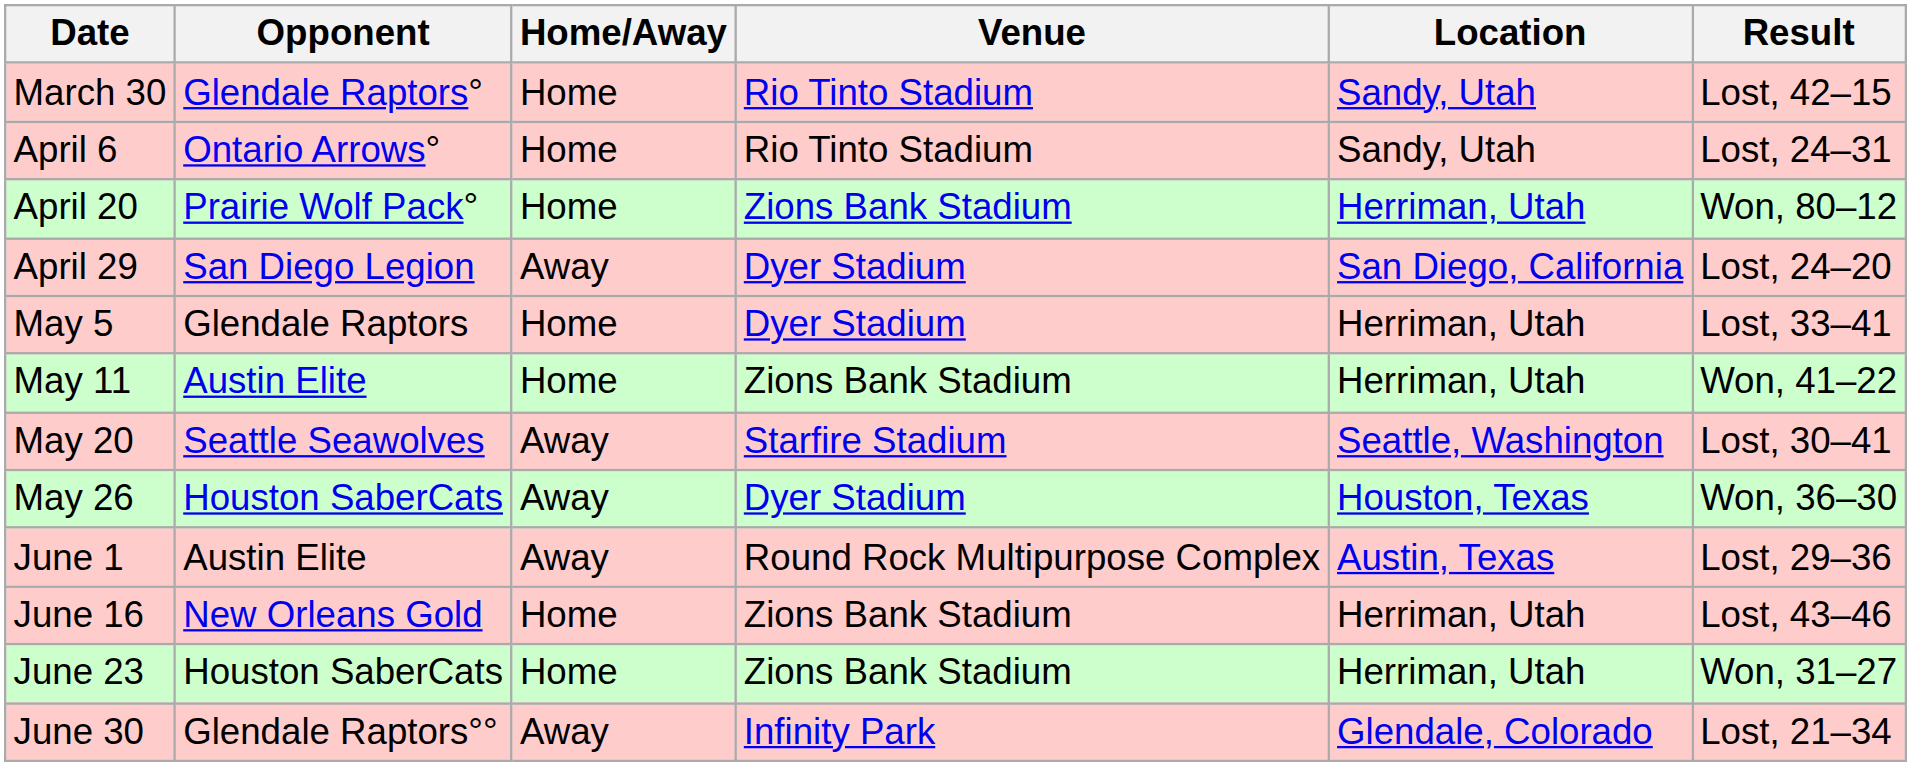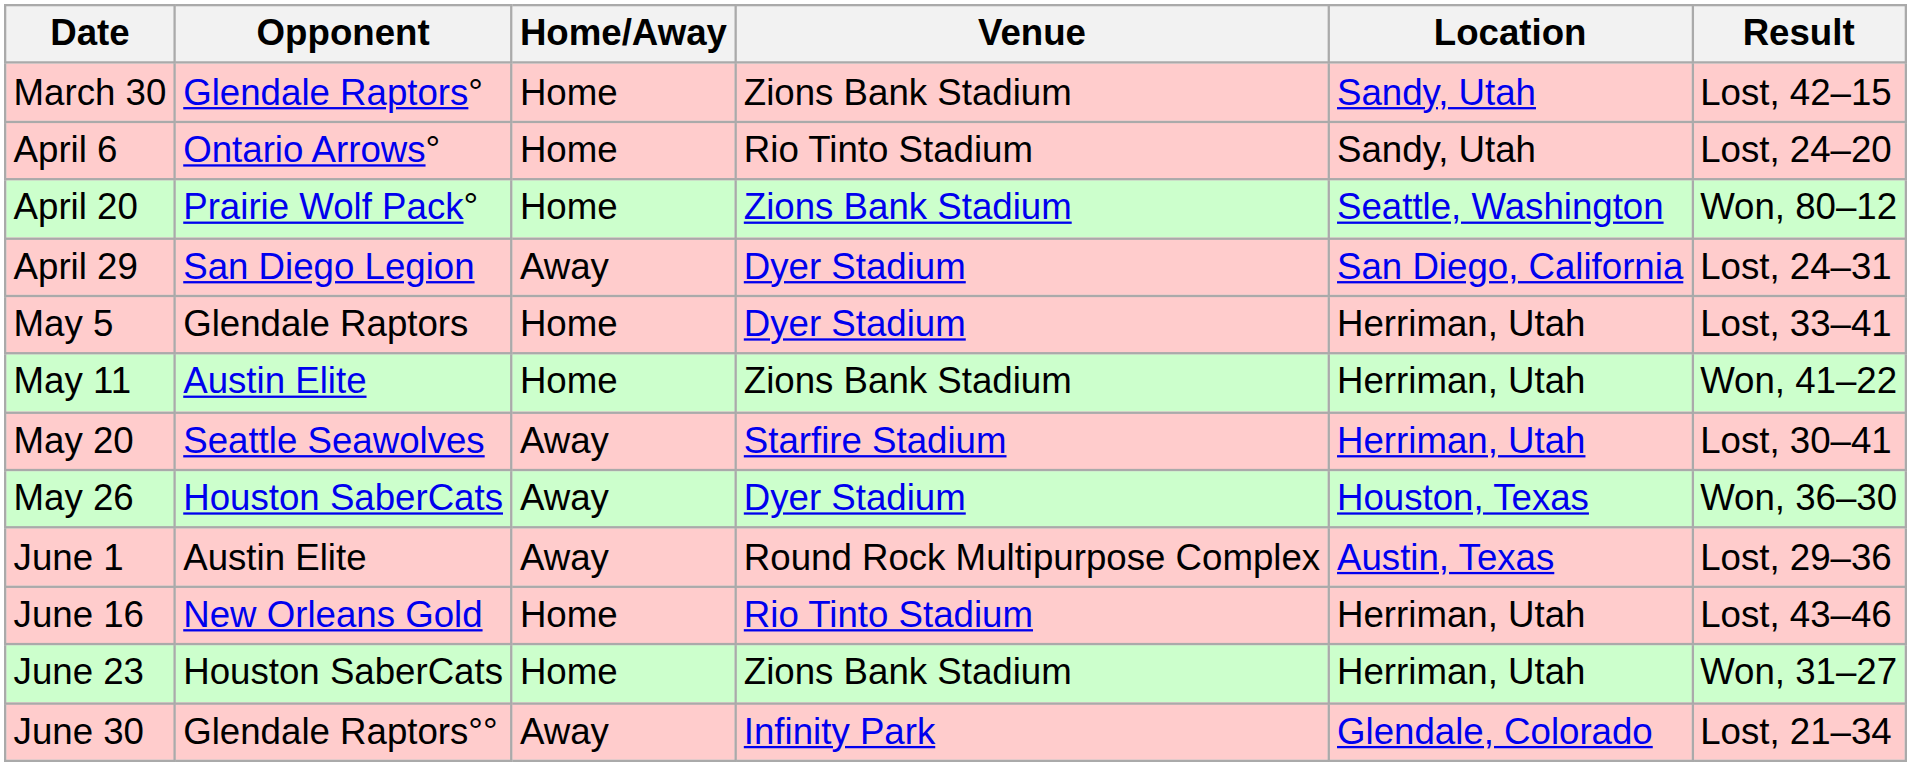(888, 91) Rio Tinto Stadium -> (908, 91) Zions Bank Stadium
(1796, 149) Lost, 24–31 -> (1796, 149) Lost, 24–20
(1461, 207) Herriman, Utah -> (1500, 207) Seattle, Washington
(1796, 265) Lost, 24–20 -> (1796, 265) Lost, 24–31
(1500, 440) Seattle, Washington -> (1461, 440) Herriman, Utah
(908, 614) Zions Bank Stadium -> (888, 614) Rio Tinto Stadium
